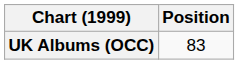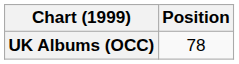(196, 45) 83 -> (196, 45) 78
